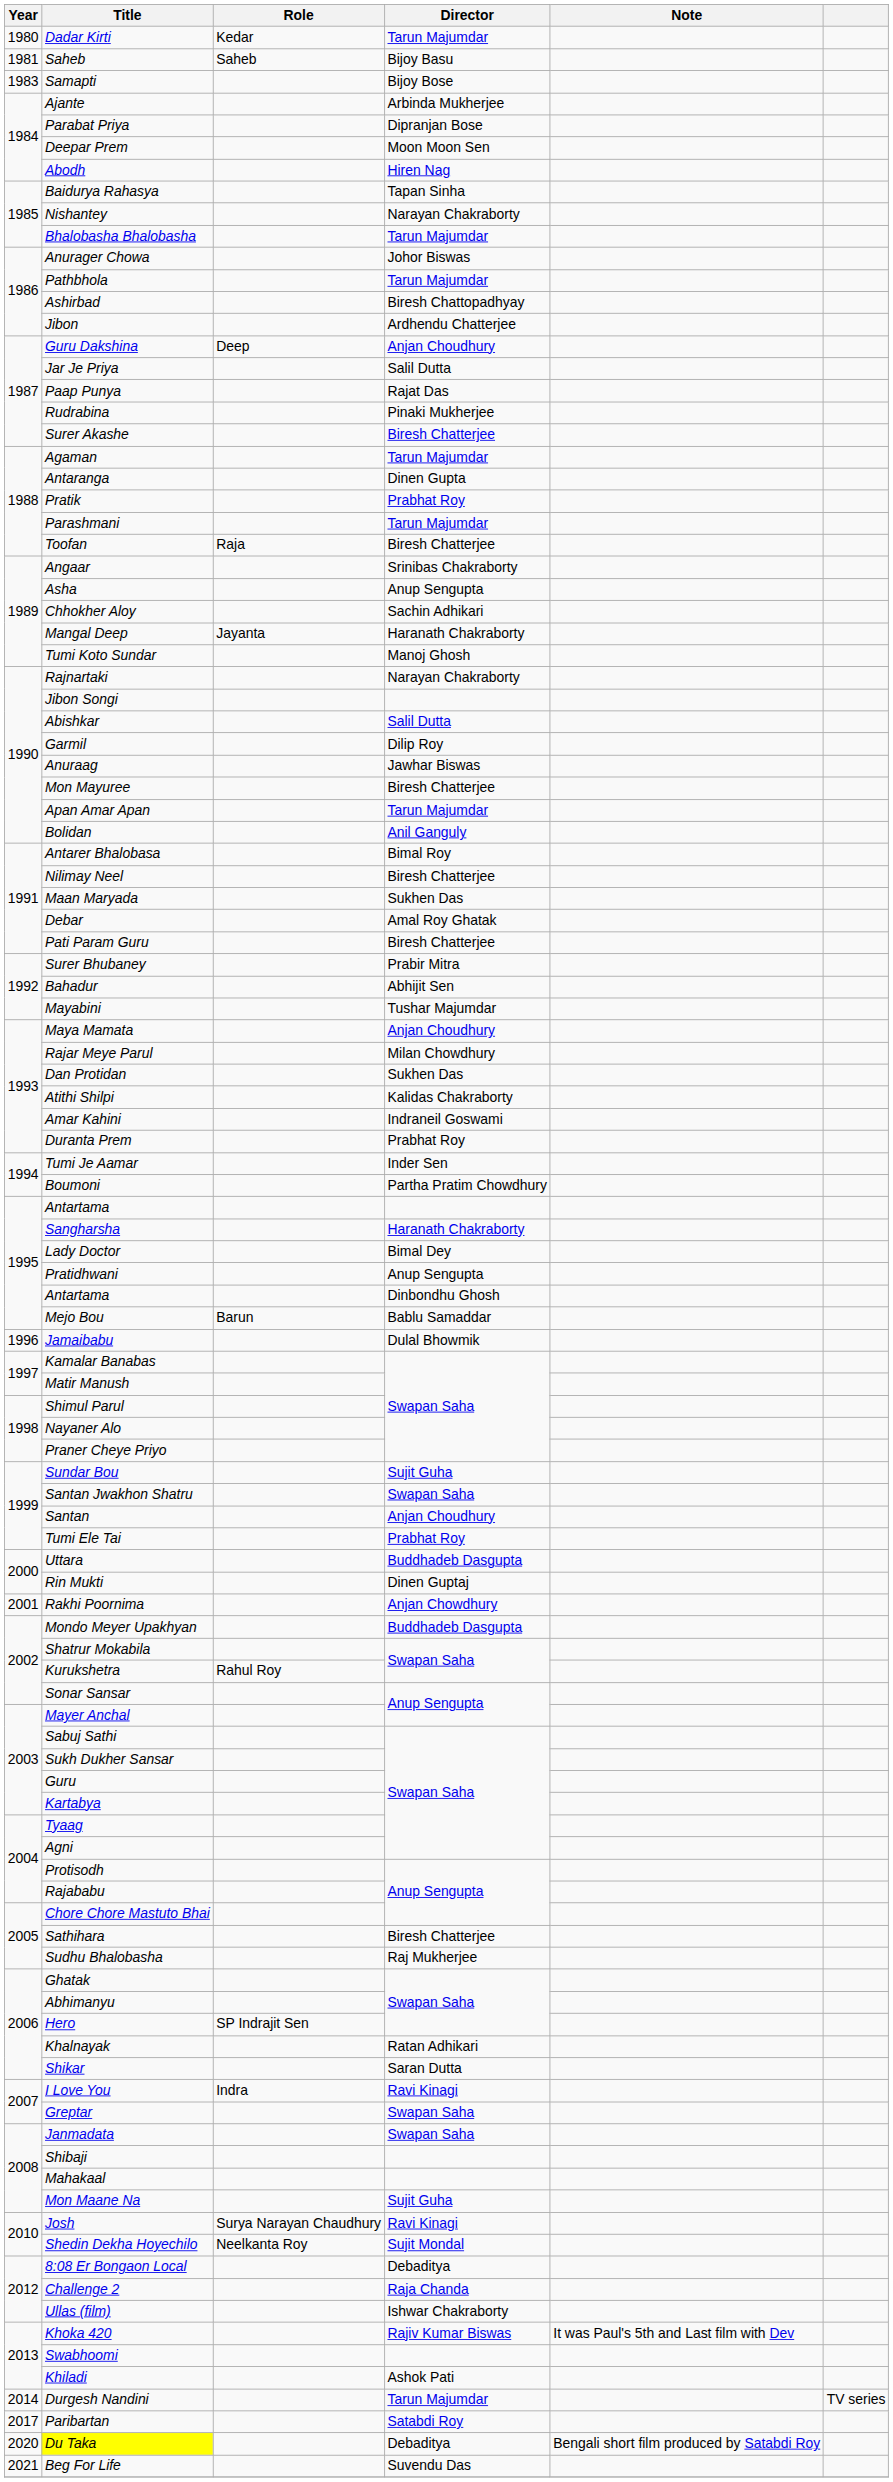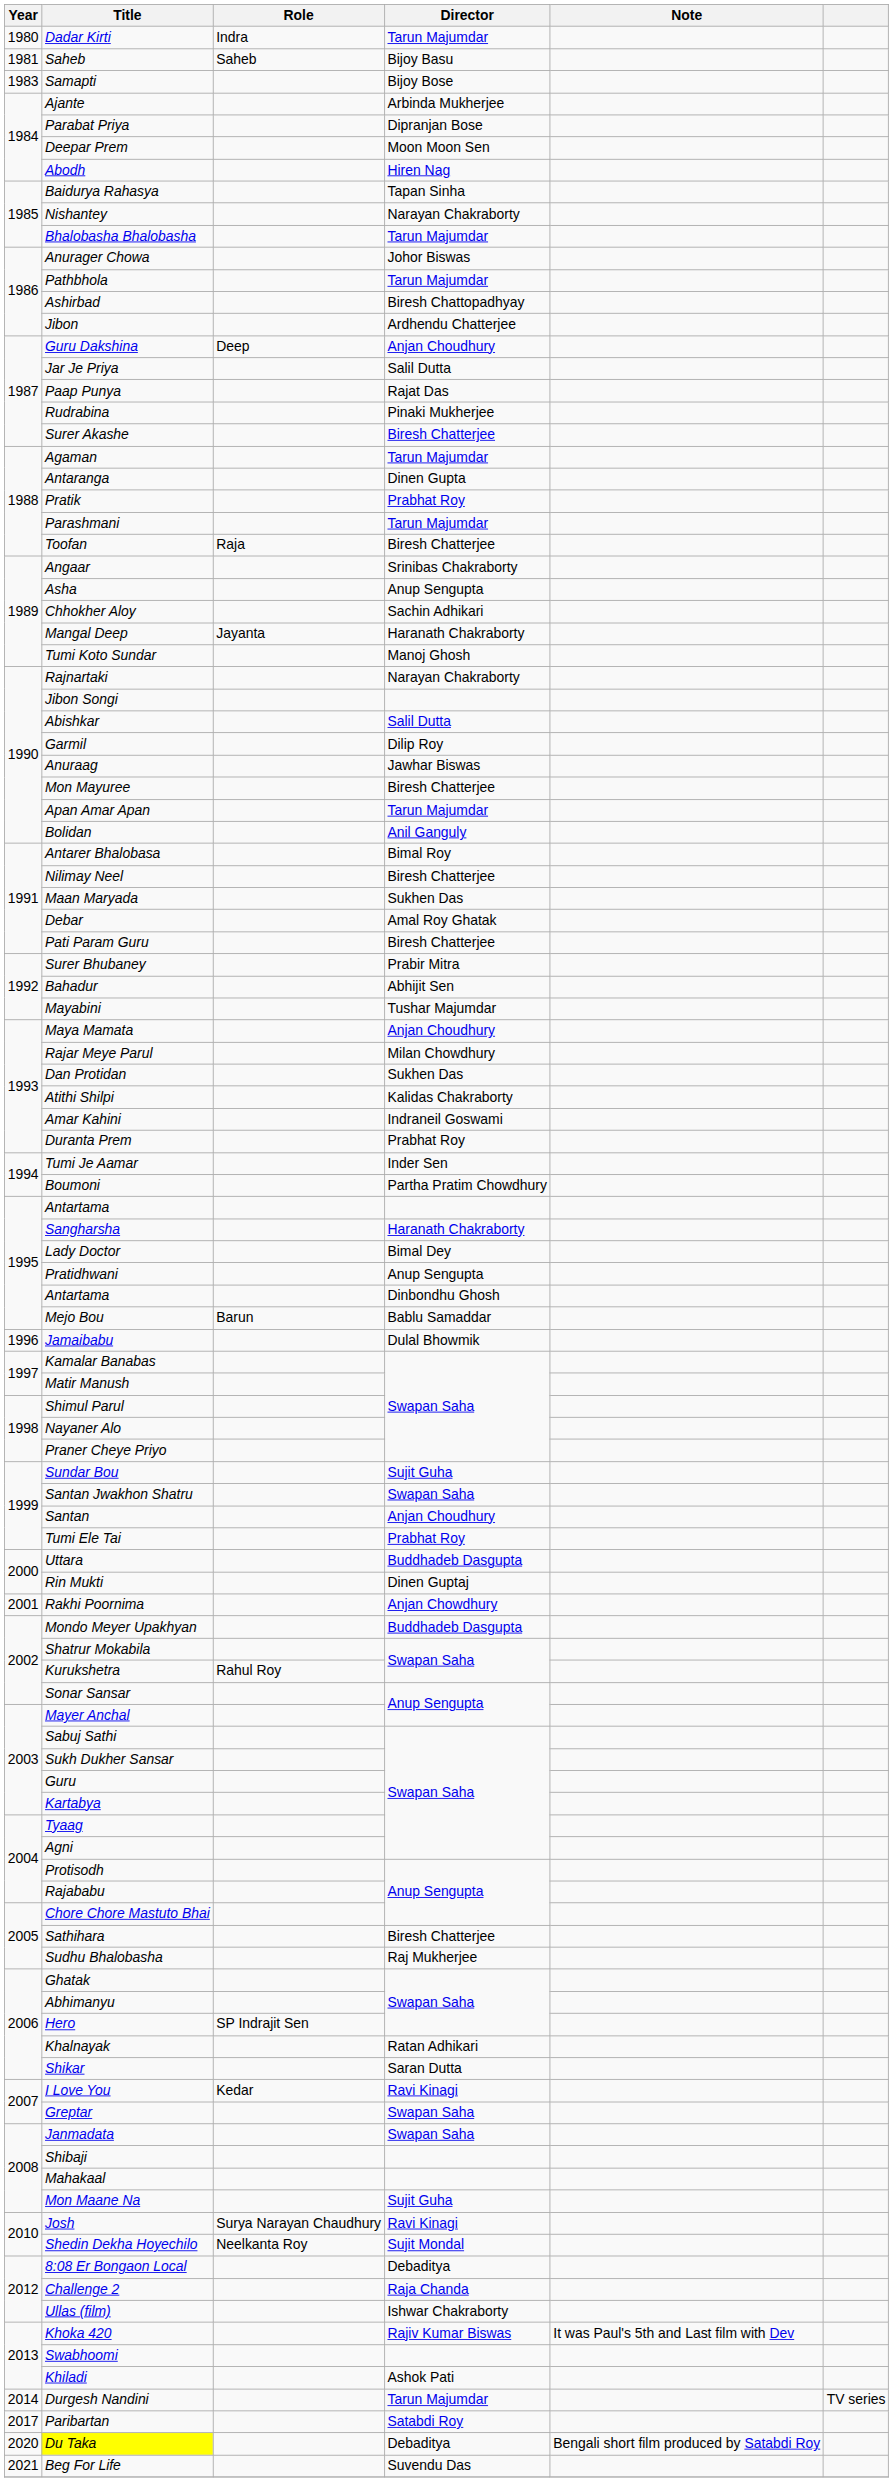(235, 37) Kedar -> (232, 37) Indra
(232, 2090) Indra -> (235, 2090) Kedar
